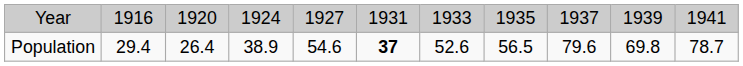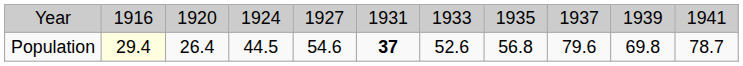(133, 46) no background -> (133, 46) lightyellow background
(261, 46) 38.9 -> (261, 46) 44.5
(515, 46) 56.5 -> (515, 46) 56.8
